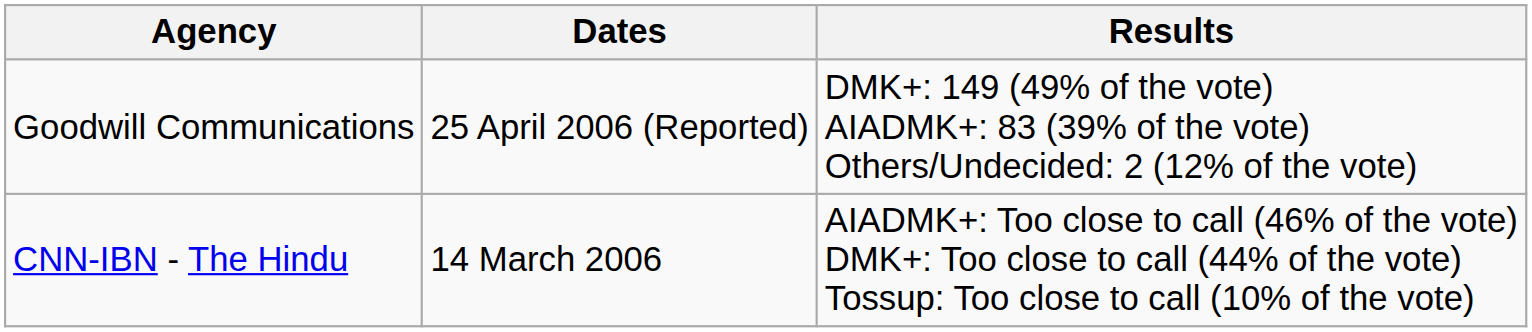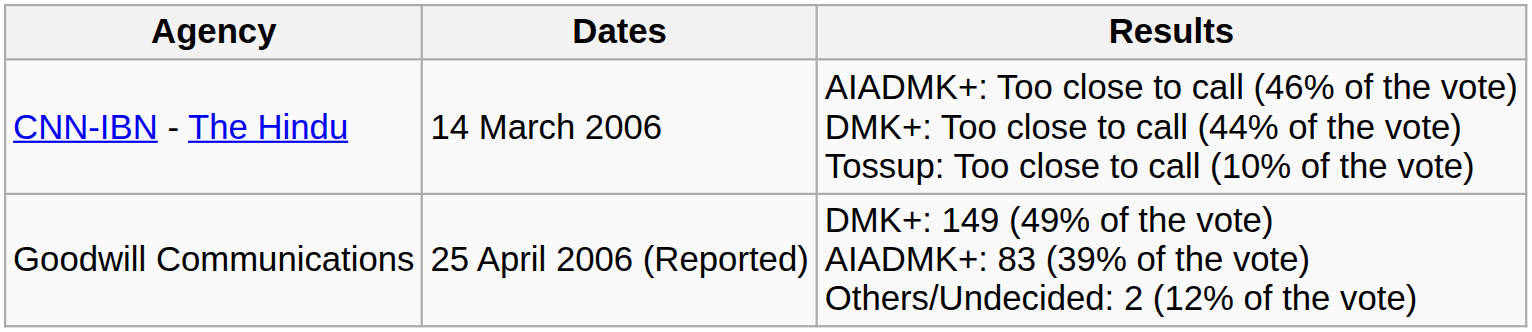rows swapped: (214, 126) <-> (181, 259)
